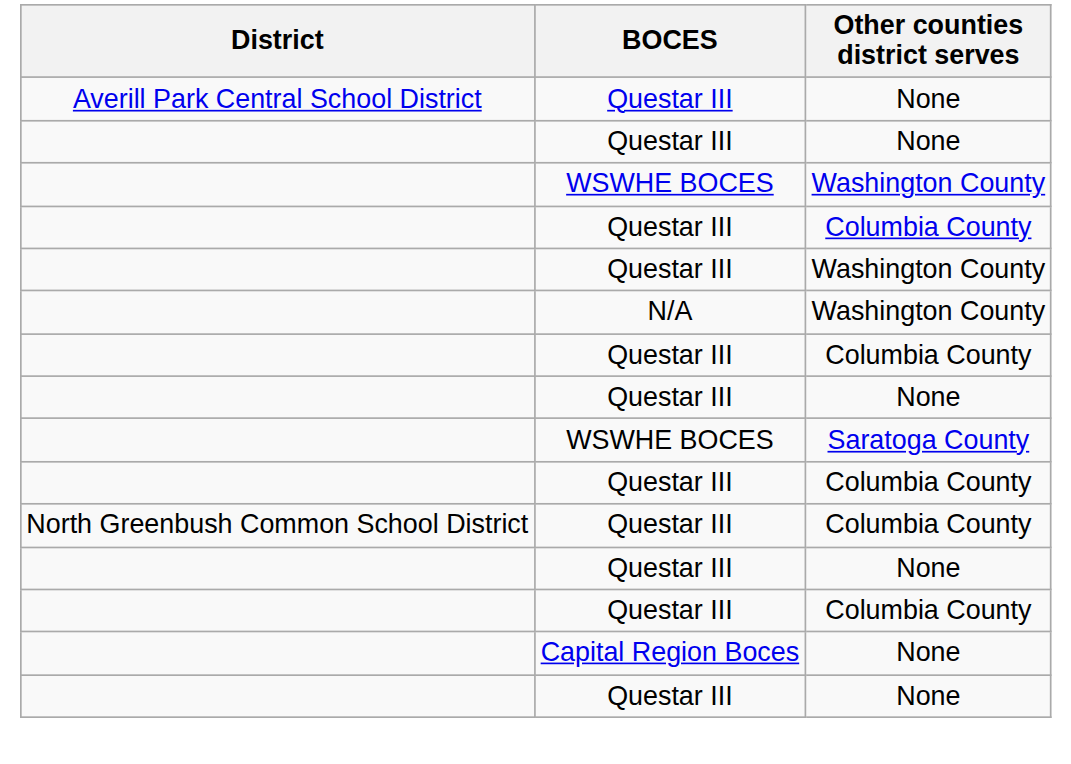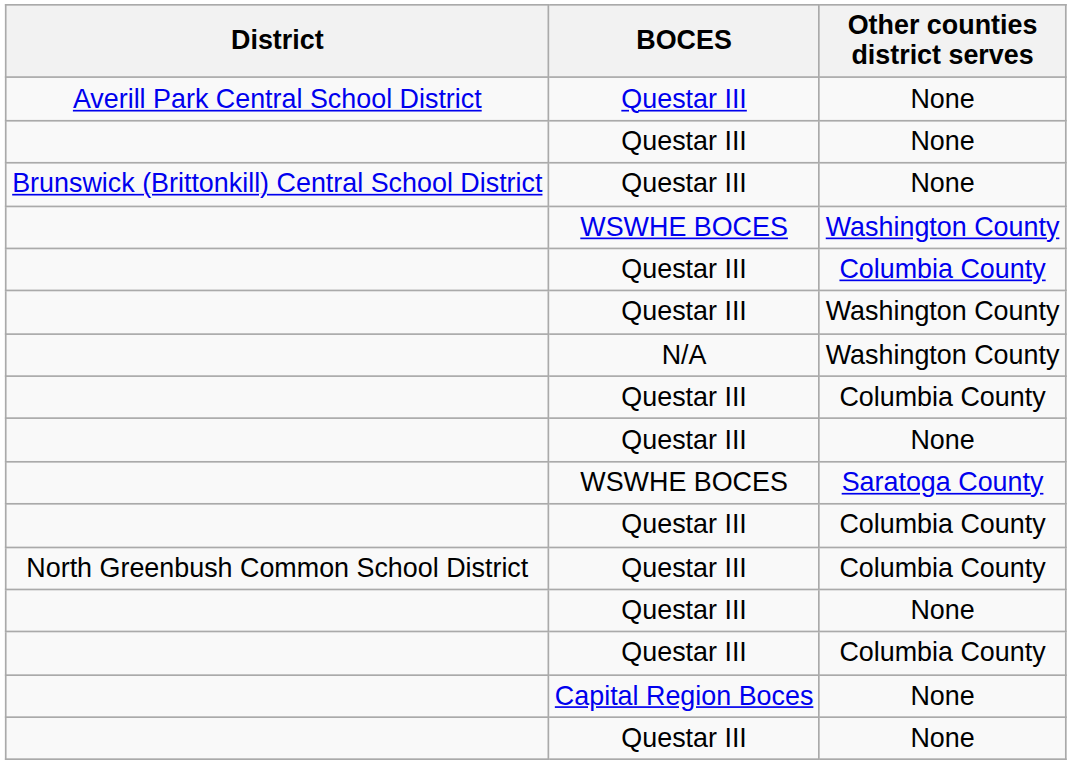+ row: (277, 183)
